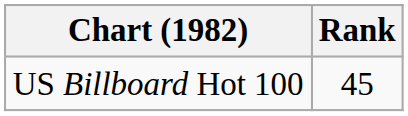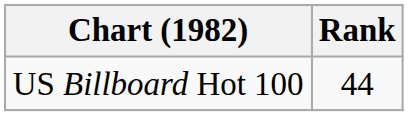(357, 82) 45 -> (357, 82) 44
